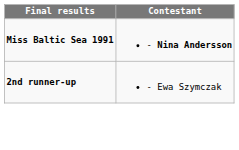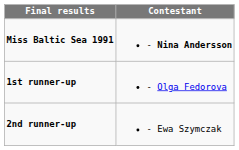+ row: (41, 82)
